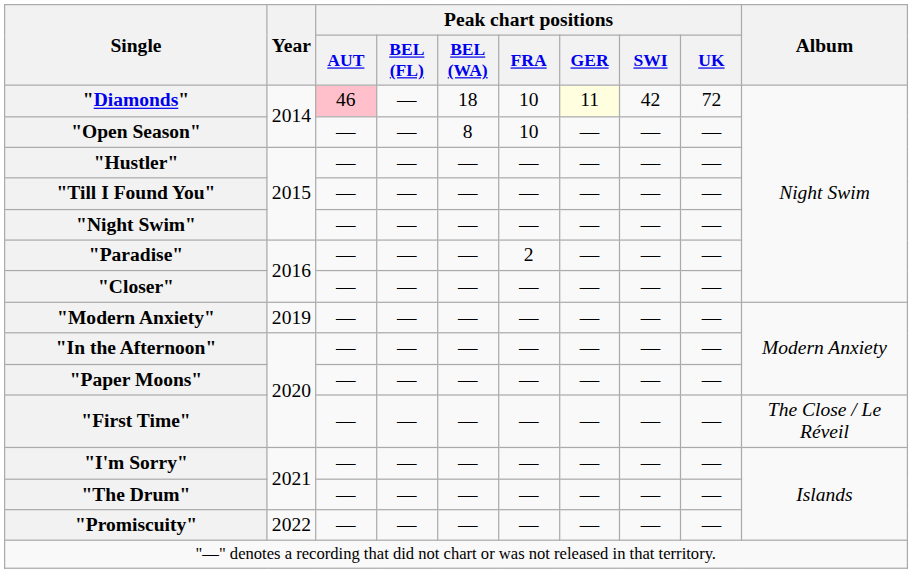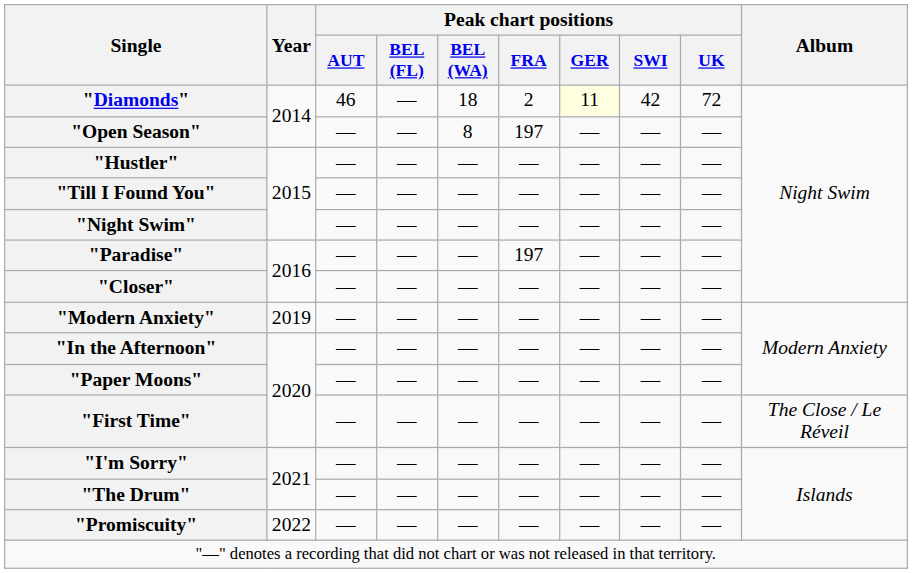(346, 100) pink background -> (346, 100) no background
(529, 100) 10 -> (529, 100) 2
(529, 131) 10 -> (529, 131) 197
(529, 255) 2 -> (529, 255) 197
